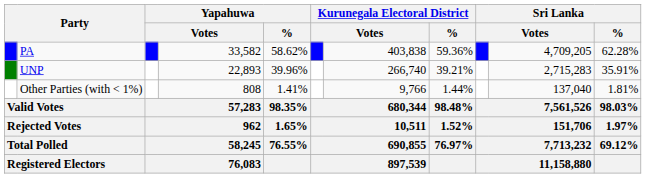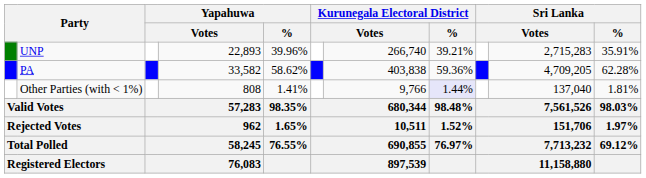rows swapped: (27, 51) <-> (32, 70)
(458, 88) no background -> (458, 88) lavender background
